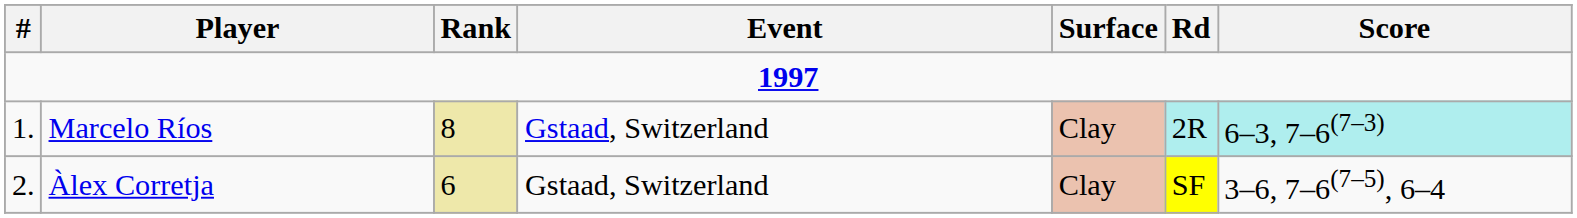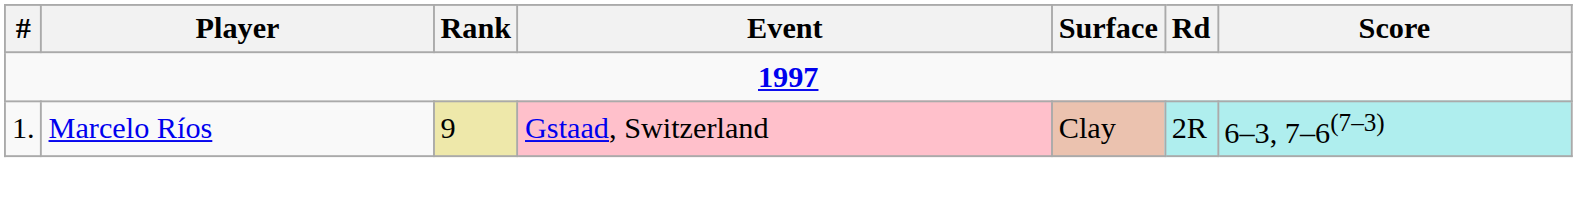(448, 128) 8 -> (448, 128) 9
(647, 128) no background -> (647, 128) pink background
- row: (131, 184)
